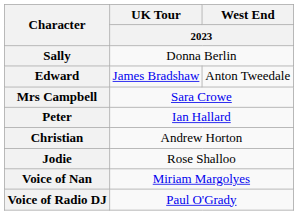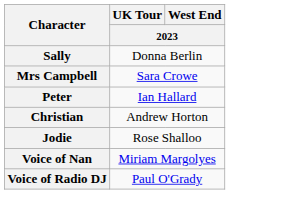- row: (57, 76)
